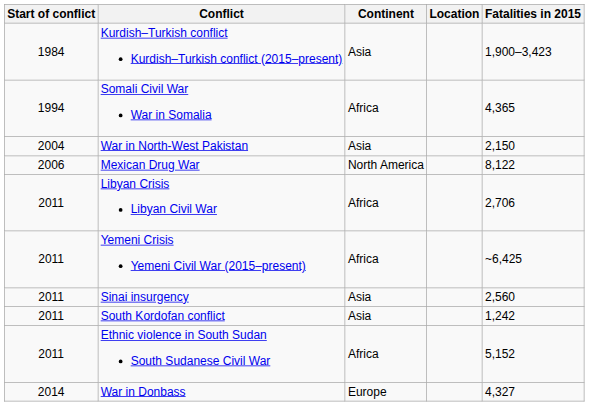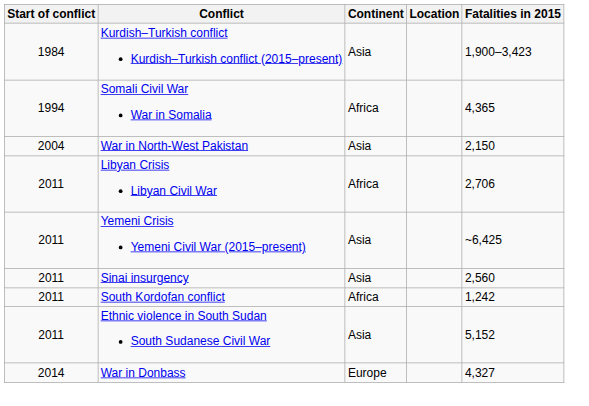- row: (150, 165)
(363, 259) Africa -> (360, 240) Asia
(360, 316) Asia -> (363, 297) Africa
(363, 354) Africa -> (360, 335) Asia
